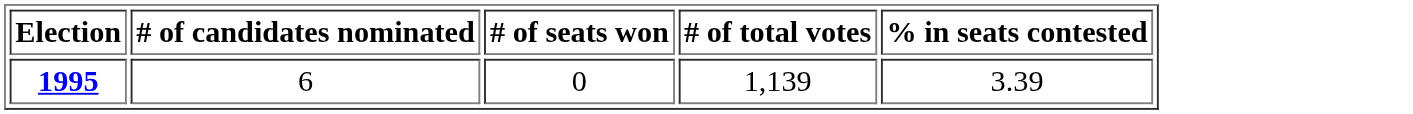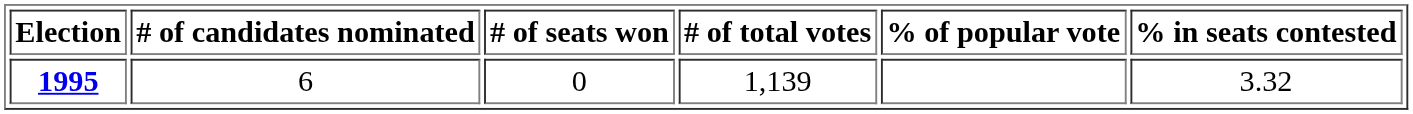+ column: (1003, 31)
(1017, 81) 3.39 -> (1266, 81) 3.32
